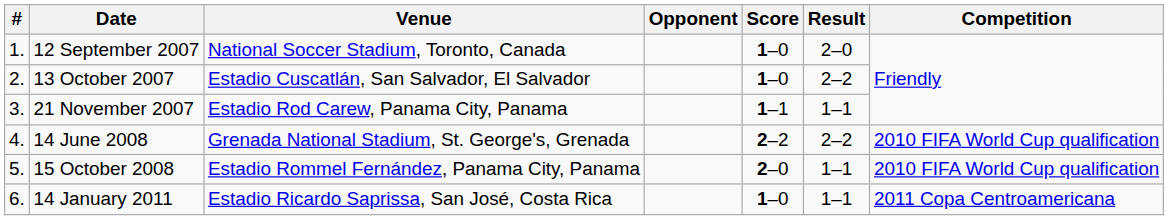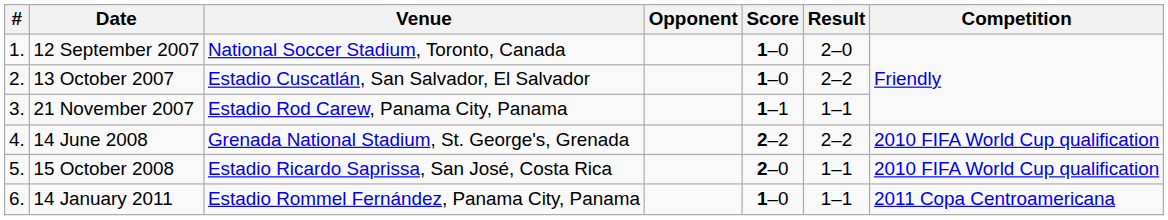(424, 169) Estadio Rommel Fernández, Panama City, Panama -> (410, 169) Estadio Ricardo Saprissa, San José, Costa Rica
(410, 199) Estadio Ricardo Saprissa, San José, Costa Rica -> (424, 199) Estadio Rommel Fernández, Panama City, Panama
